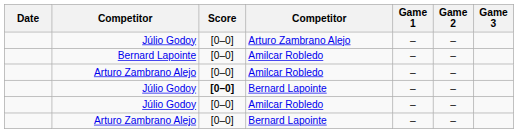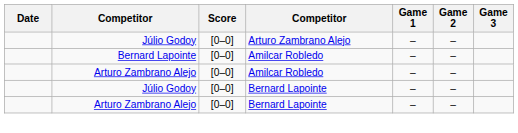(222, 89) bold -> (222, 89) normal
- row: (169, 105)
